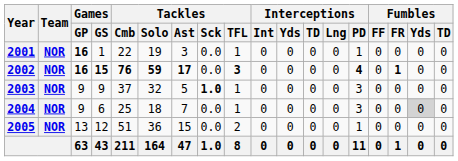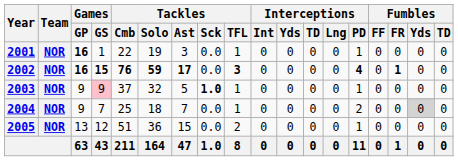(101, 89) no background -> (101, 89) pink background
(359, 89) 3 -> (359, 89) 1
(101, 108) 6 -> (101, 108) 7
(359, 108) 3 -> (359, 108) 2
